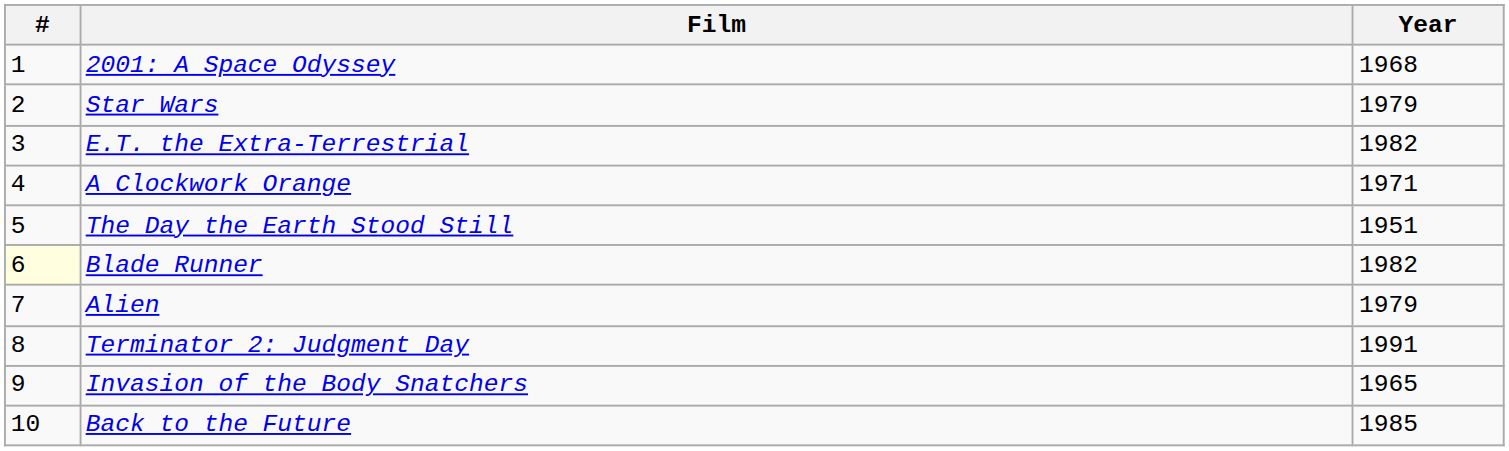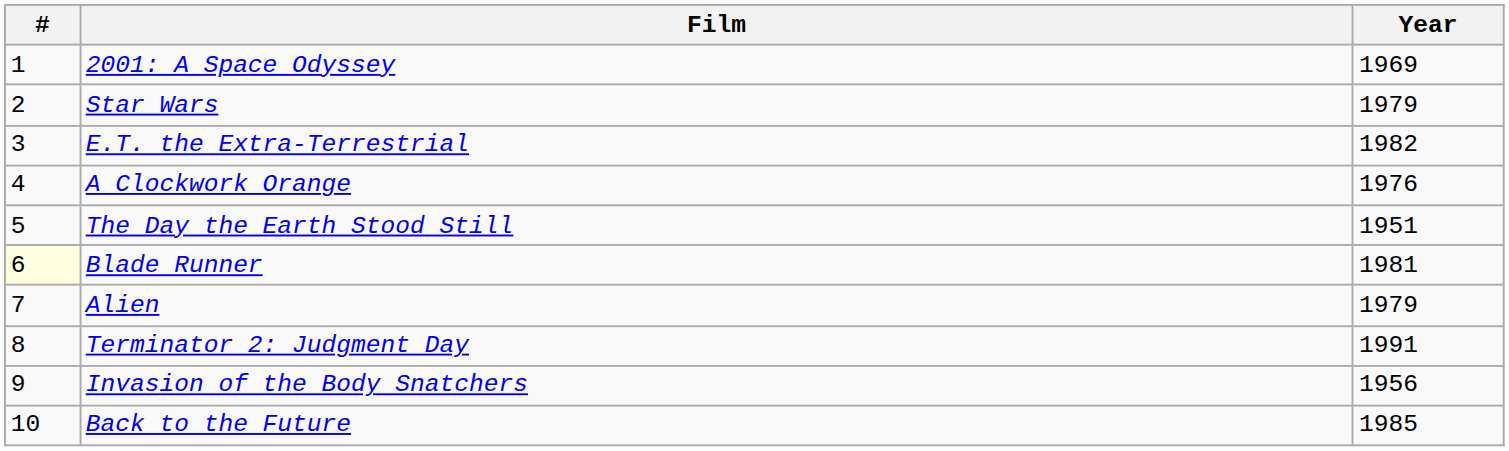(1388, 65) 1968 -> (1388, 65) 1969
(1388, 185) 1971 -> (1388, 185) 1976
(1388, 265) 1982 -> (1388, 265) 1981
(1388, 385) 1965 -> (1388, 385) 1956
